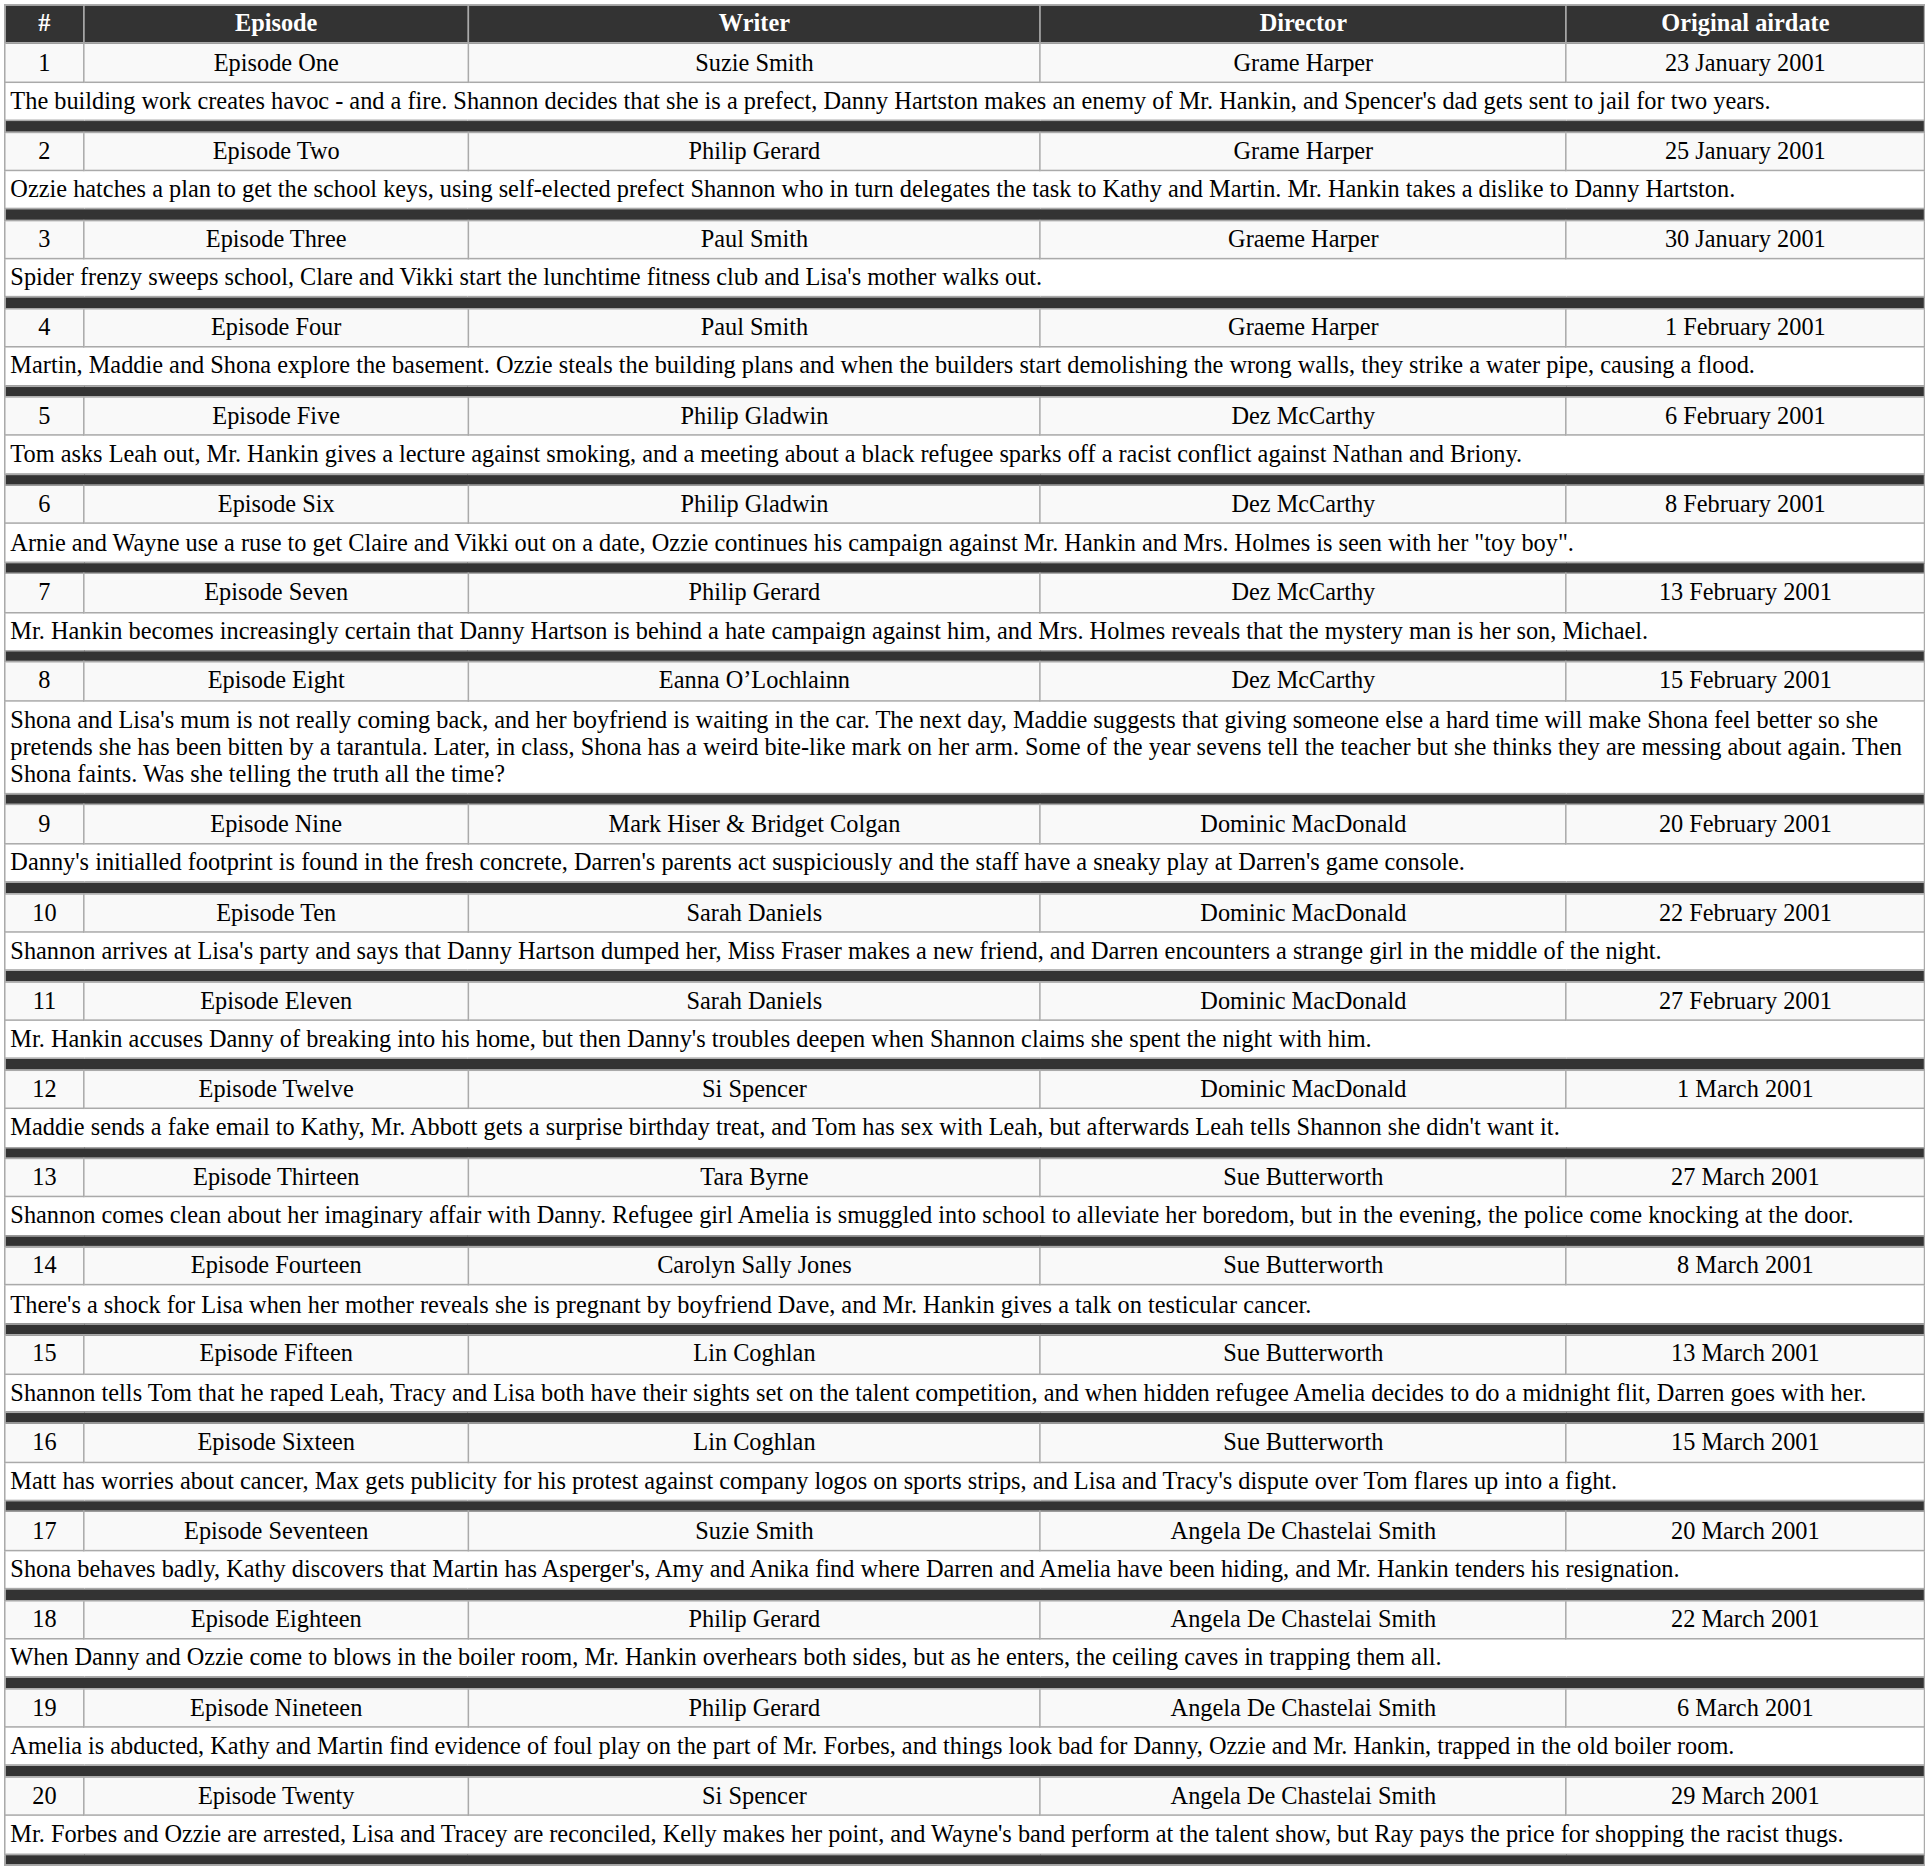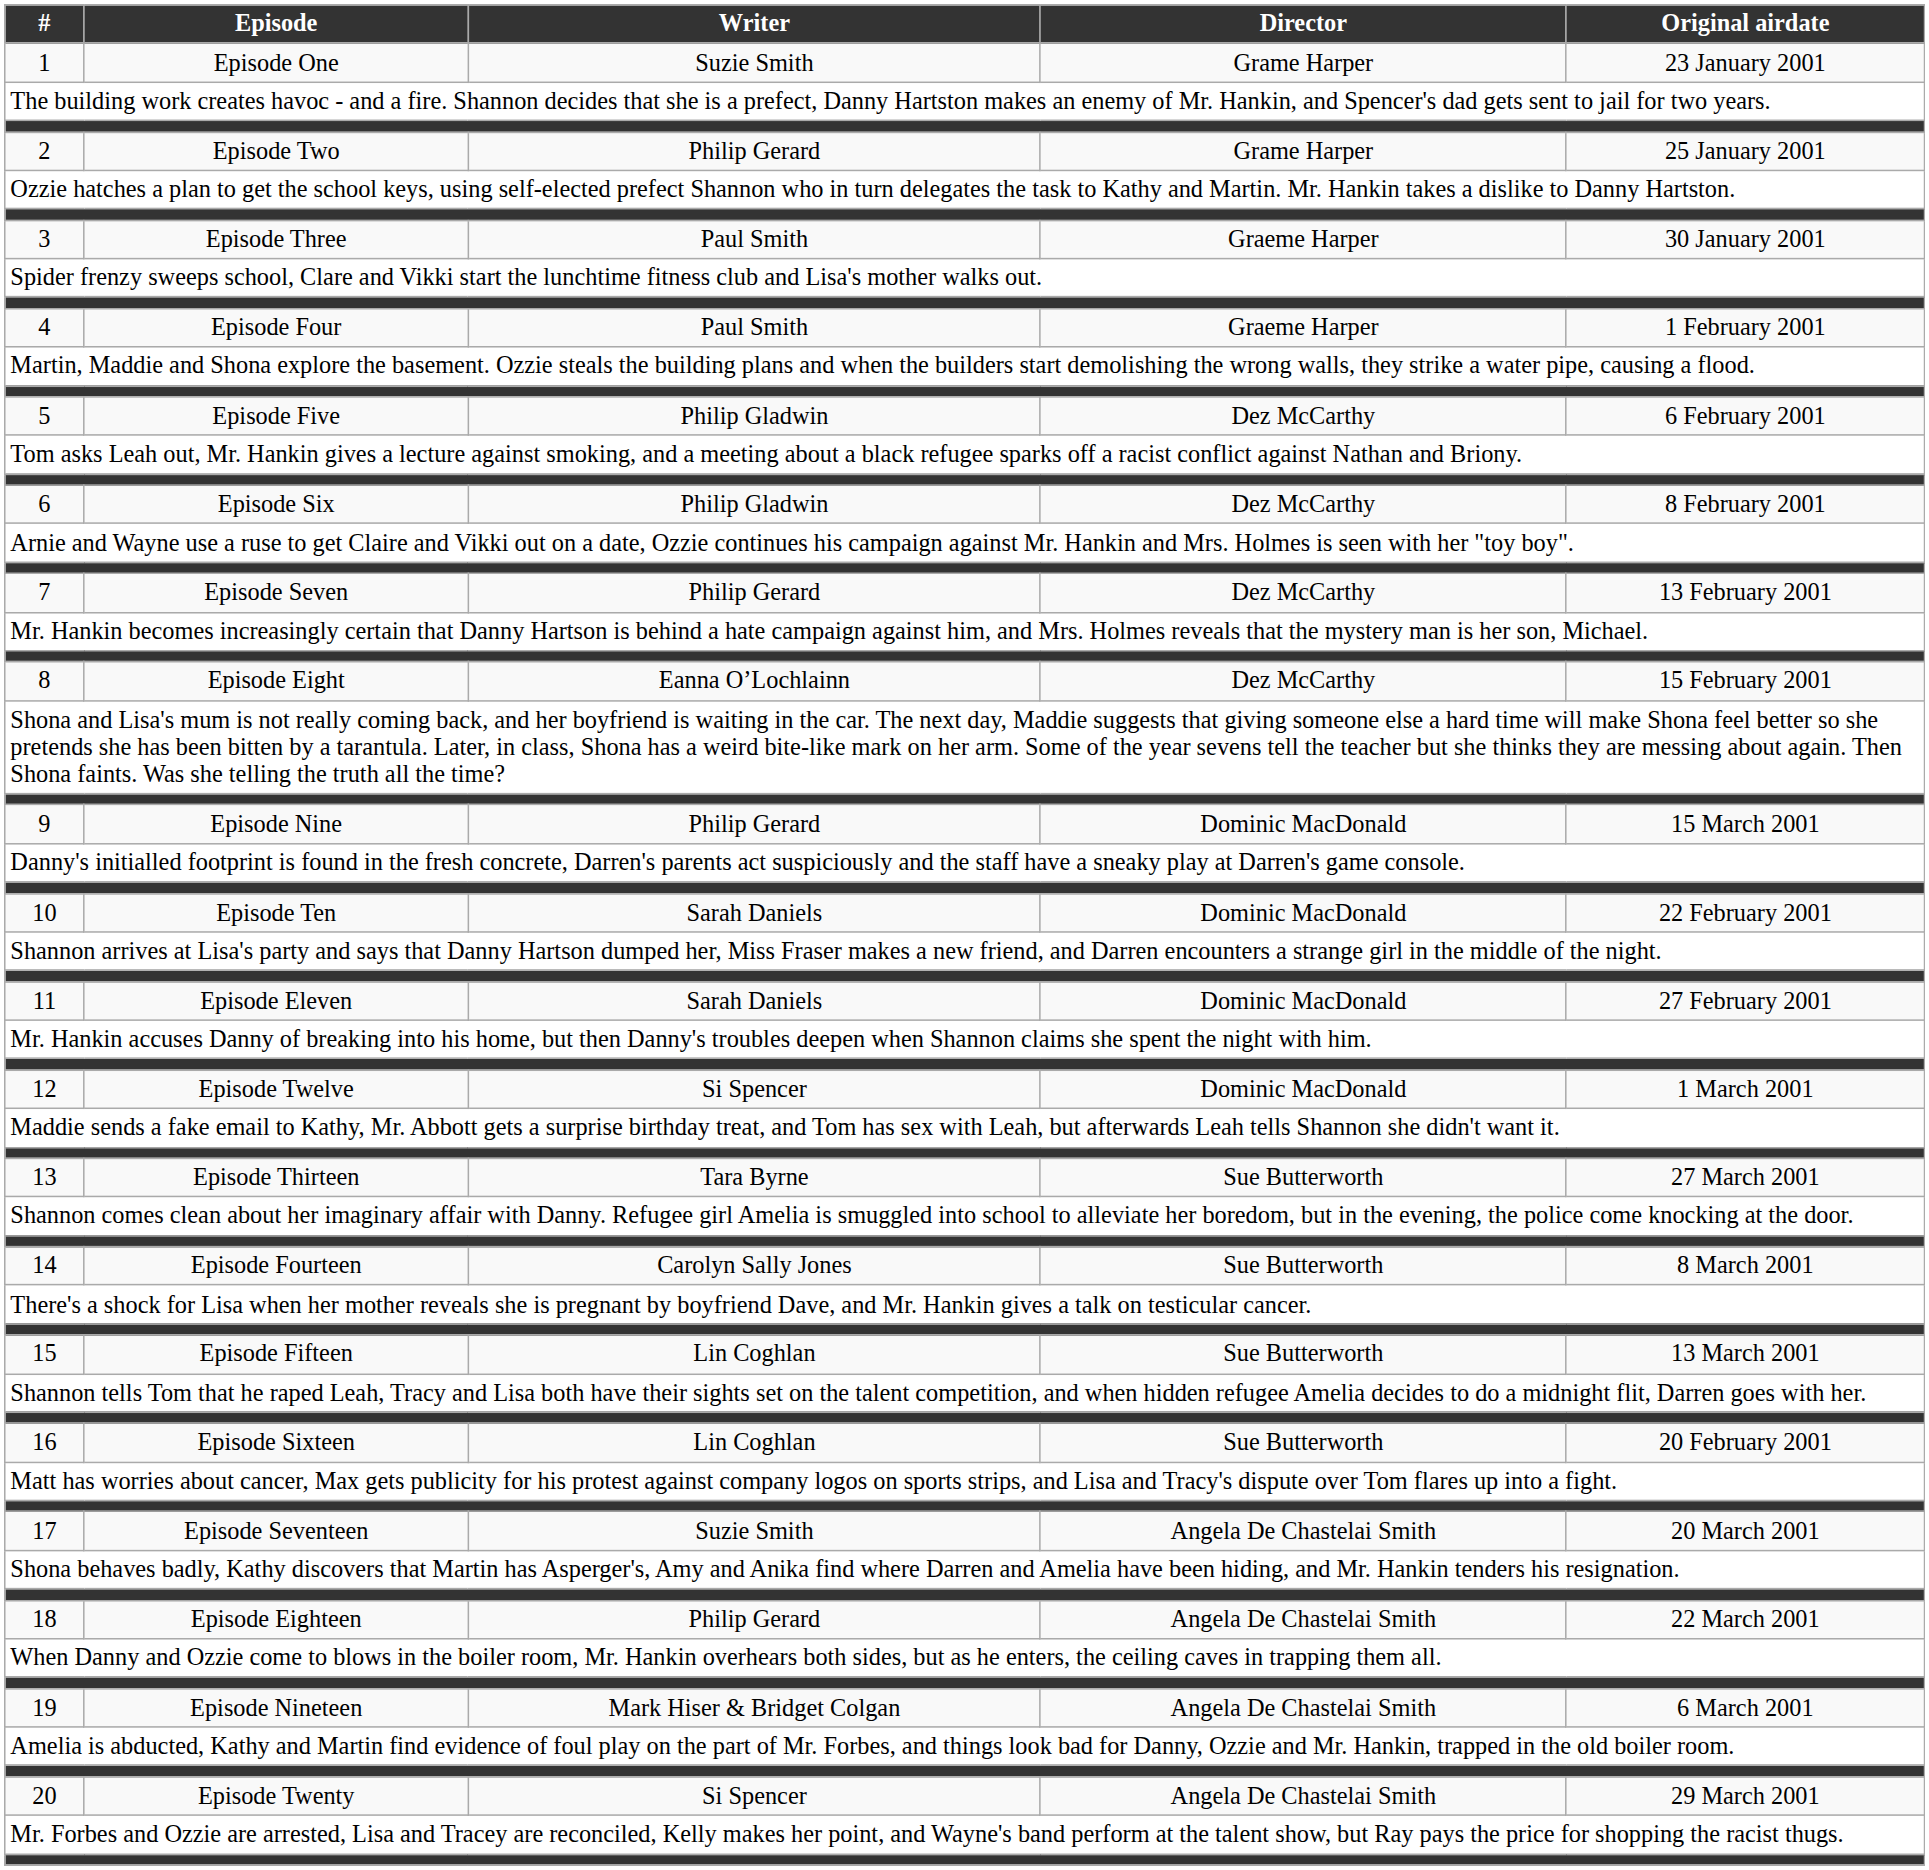(754, 823) Mark Hiser & Bridget Colgan -> (754, 823) Philip Gerard
(1745, 823) 20 February 2001 -> (1745, 823) 15 March 2001
(1745, 1442) 15 March 2001 -> (1745, 1442) 20 February 2001
(754, 1707) Philip Gerard -> (754, 1707) Mark Hiser & Bridget Colgan
